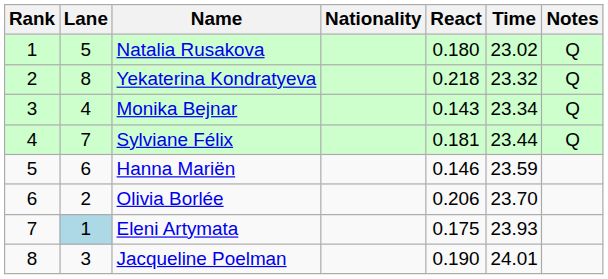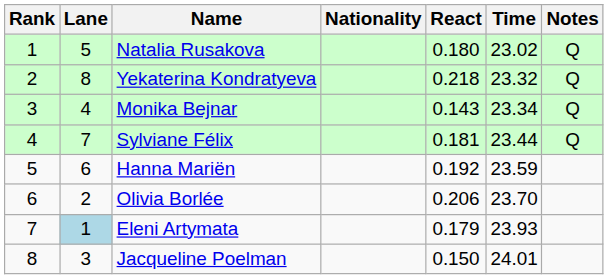(456, 169) 0.146 -> (456, 169) 0.192
(456, 229) 0.175 -> (456, 229) 0.179
(456, 259) 0.190 -> (456, 259) 0.150
